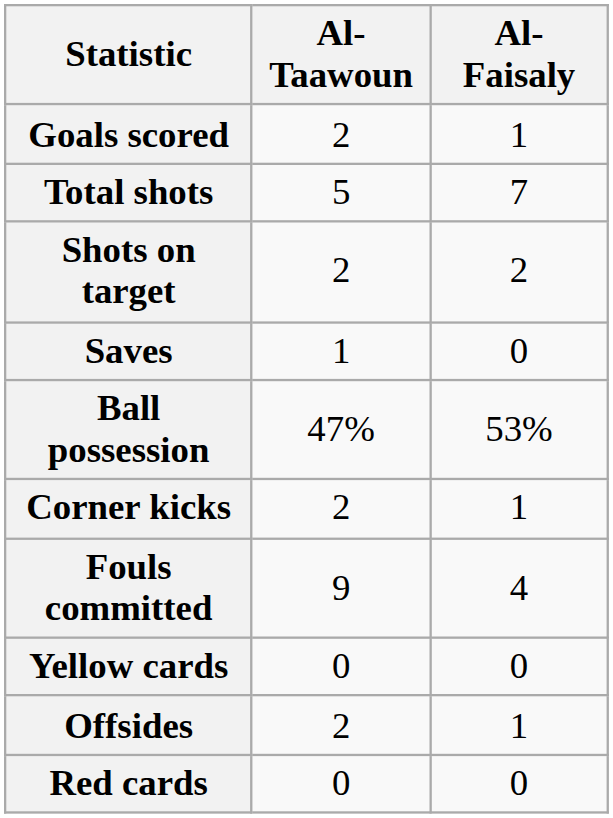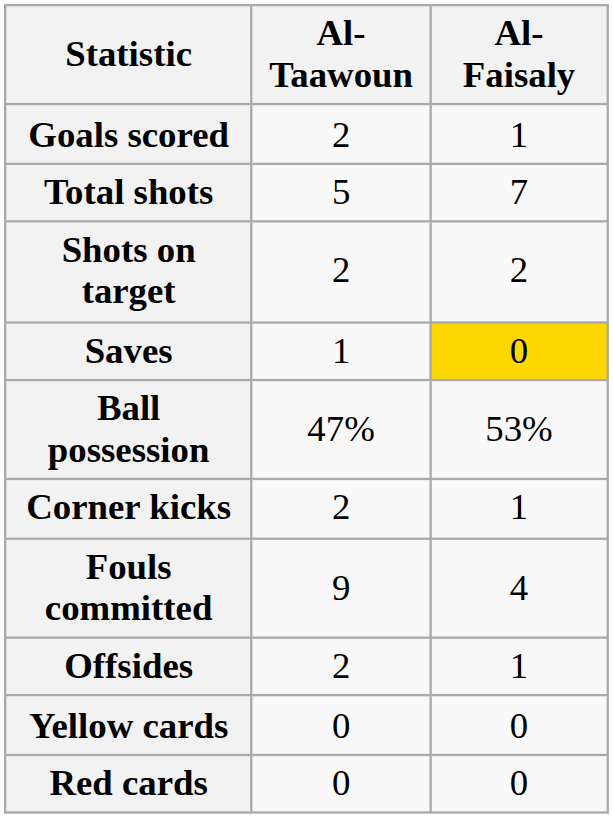(519, 349) no background -> (519, 349) gold background
rows swapped: (129, 724) <-> (129, 666)
